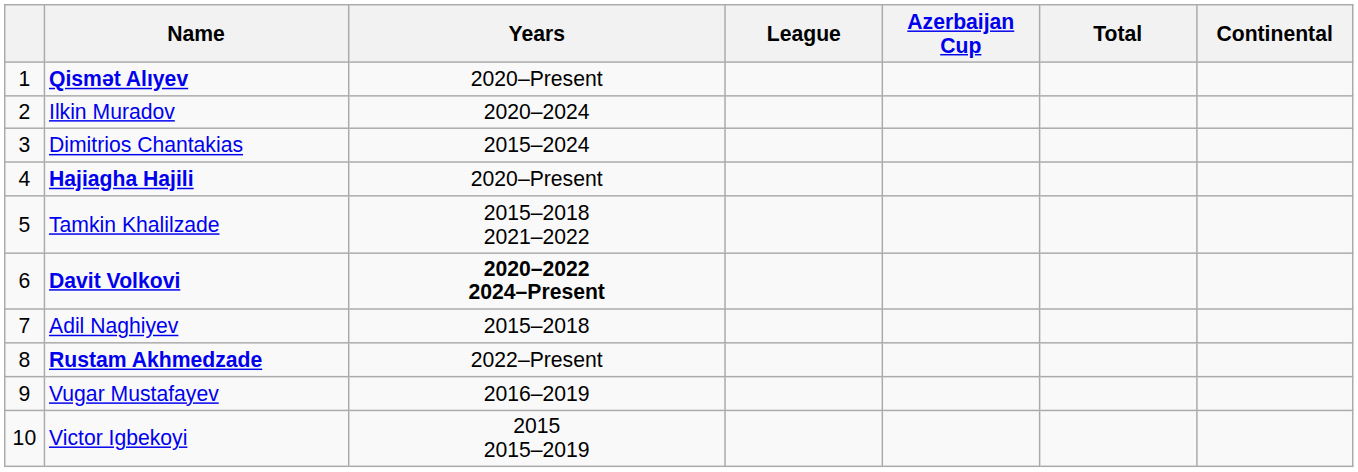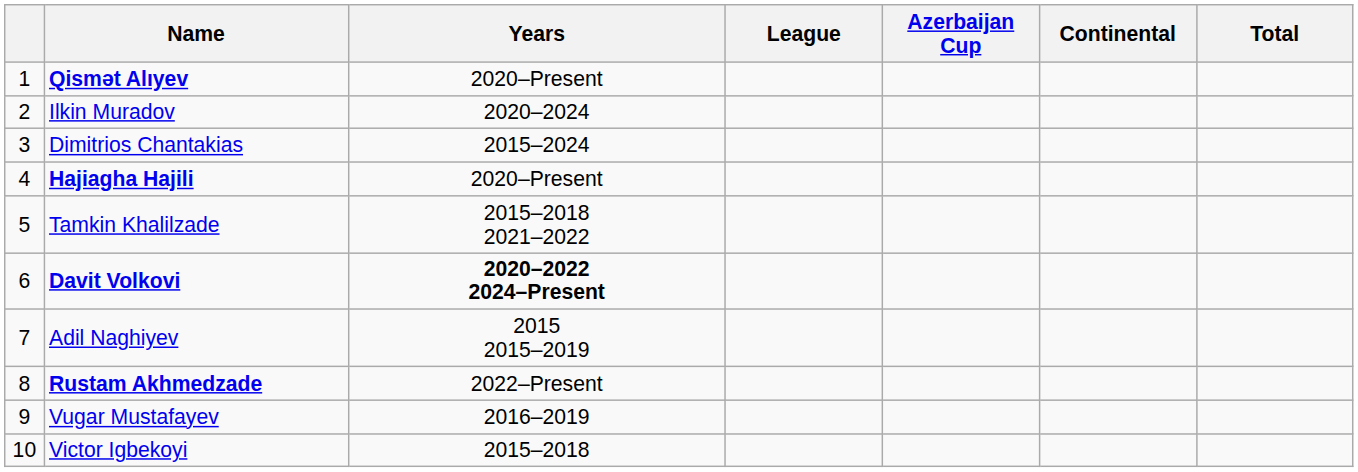columns swapped: (1275, 34) <-> (1118, 34)
(537, 327) 2015–2018 -> (537, 338) 2015 2015–2019
(537, 439) 2015 2015–2019 -> (537, 450) 2015–2018
